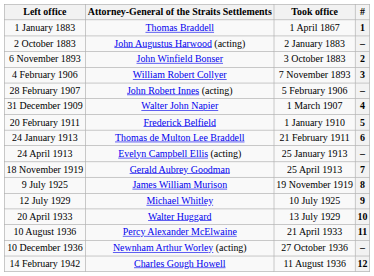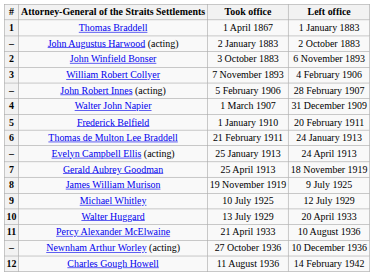columns swapped: (362, 12) <-> (45, 12)
